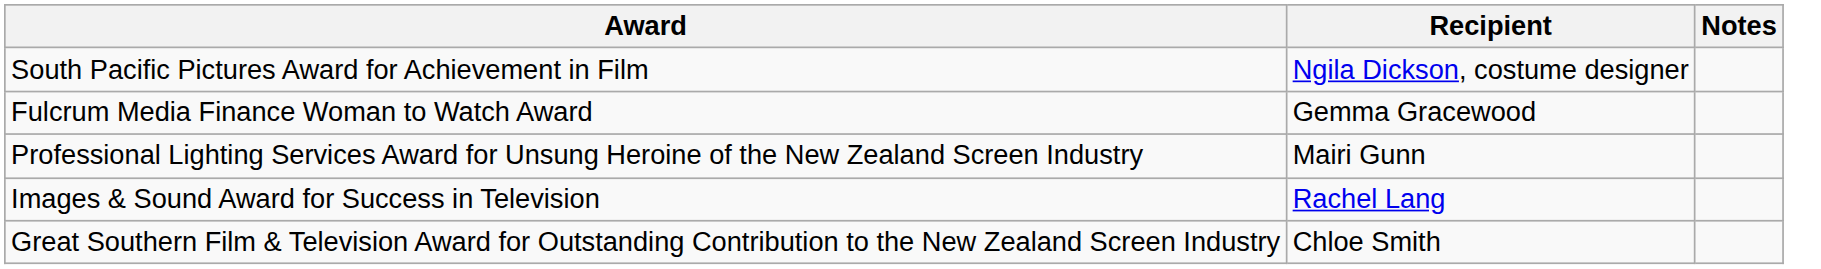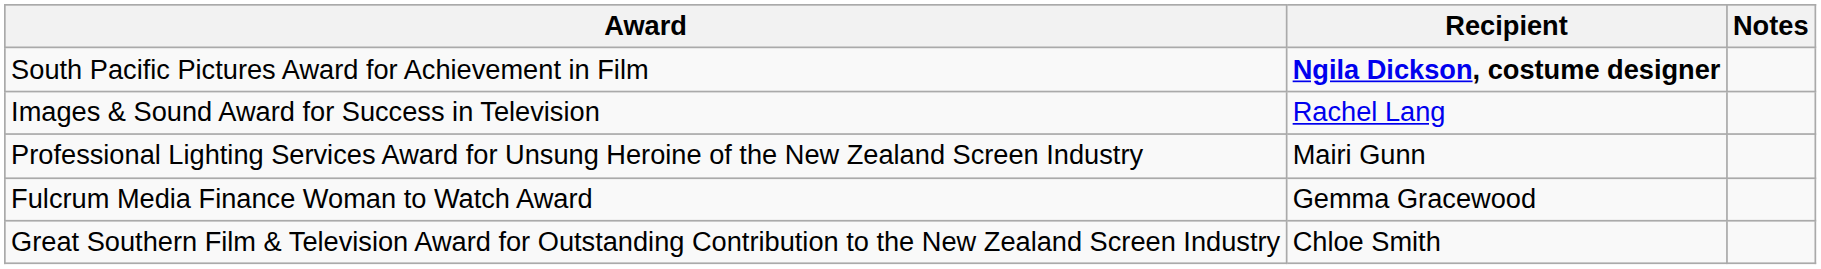(1491, 69) normal -> (1507, 69) bold
rows swapped: (305, 198) <-> (302, 112)
